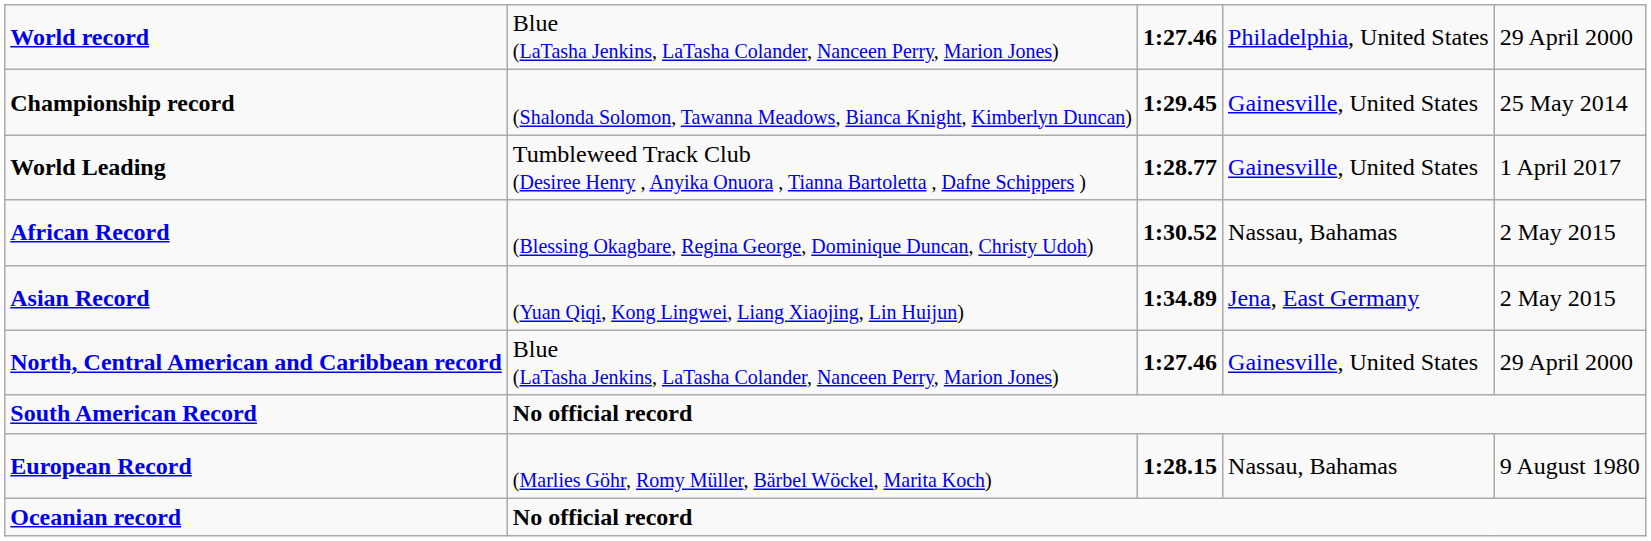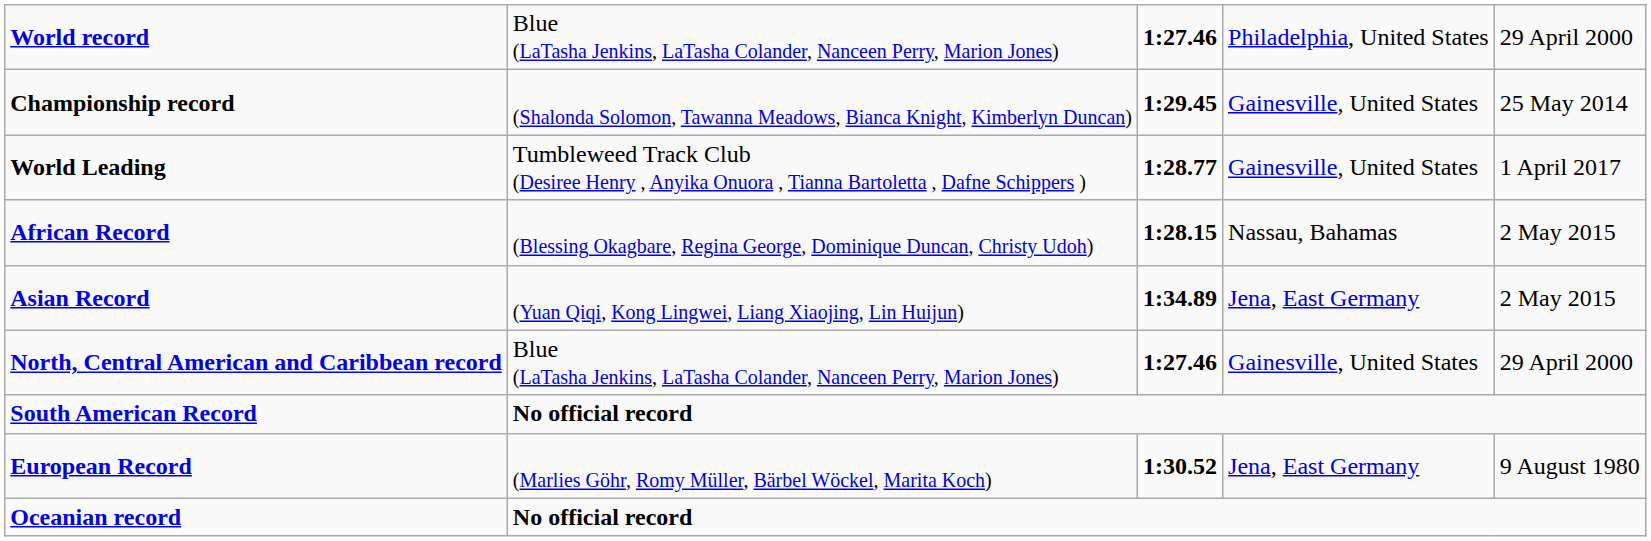(1180, 232) 1:30.52 -> (1180, 232) 1:28.15
(1180, 465) 1:28.15 -> (1180, 465) 1:30.52
(1313, 465) Nassau, Bahamas -> (1324, 465) Jena, East Germany
